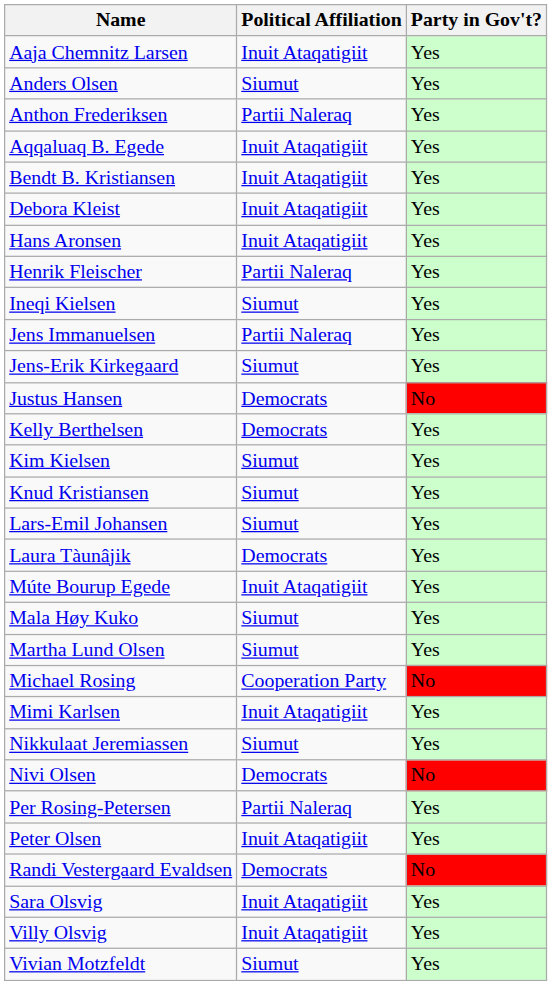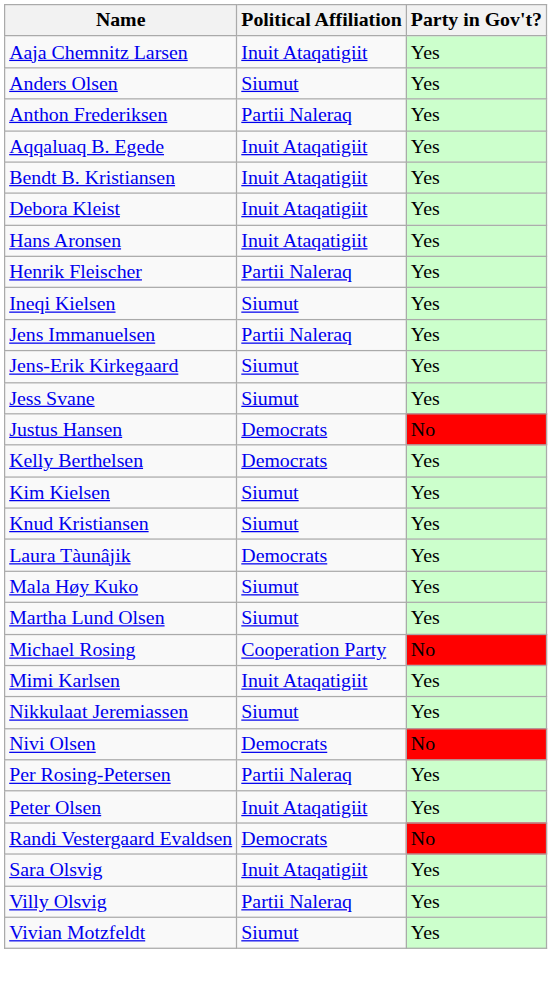+ row: (52, 397)
- row: (88, 523)
- row: (90, 586)
(304, 932) Inuit Ataqatigiit -> (297, 901) Partii Naleraq
